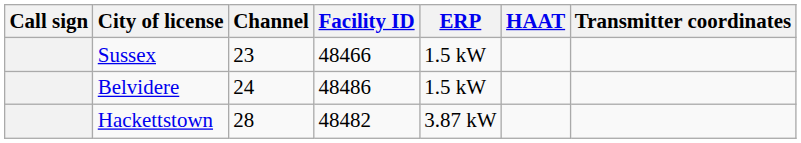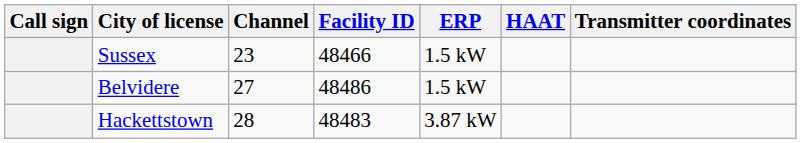(244, 87) 24 -> (244, 87) 27
(345, 120) 48482 -> (345, 120) 48483
